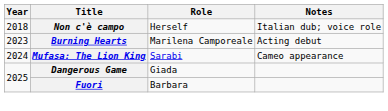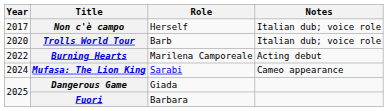(17, 26) 2018 -> (17, 26) 2017
+ row: (89, 41)
(17, 41) 2023 -> (17, 56) 2022
